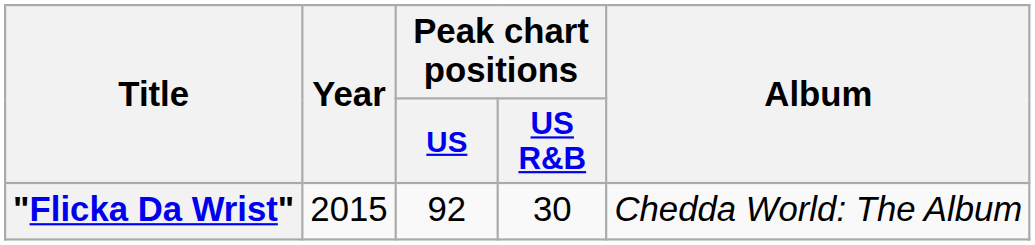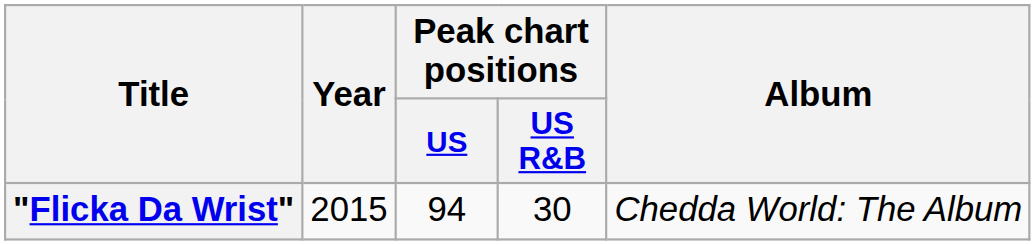(447, 210) 92 -> (447, 210) 94
